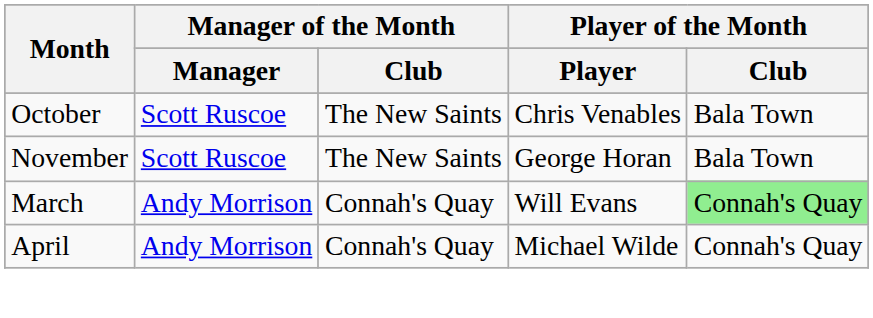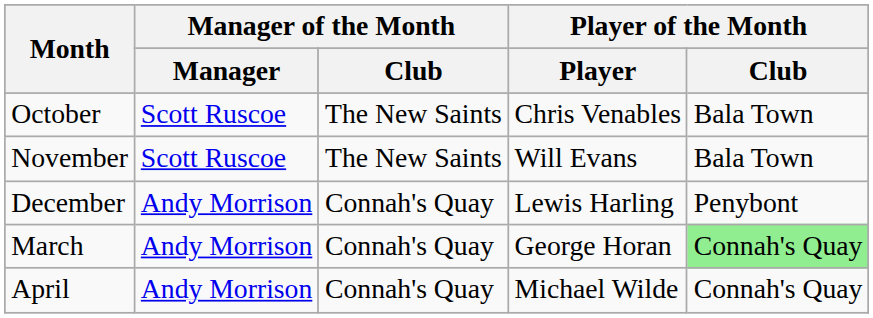(593, 158) George Horan -> (576, 158) Will Evans
+ row: (68, 202)
(576, 202) Will Evans -> (593, 245) George Horan
